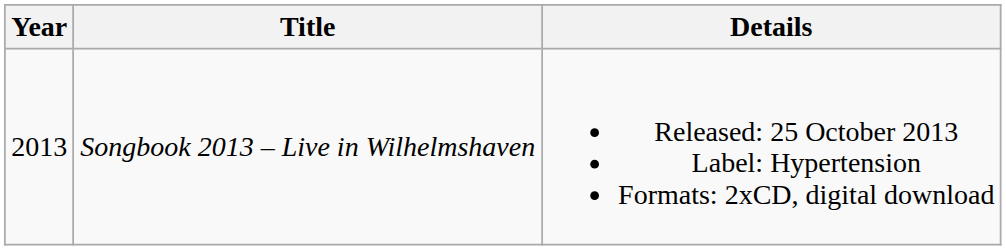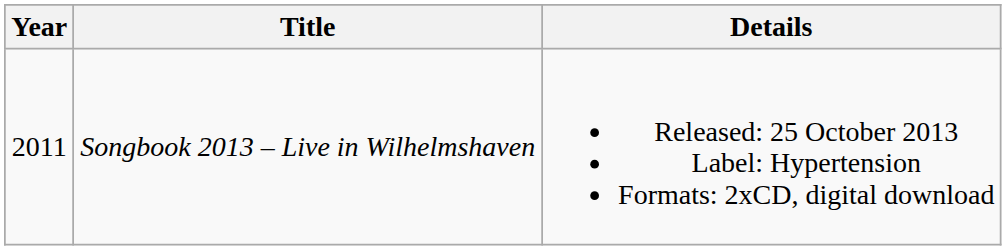(39, 146) 2013 -> (39, 146) 2011
